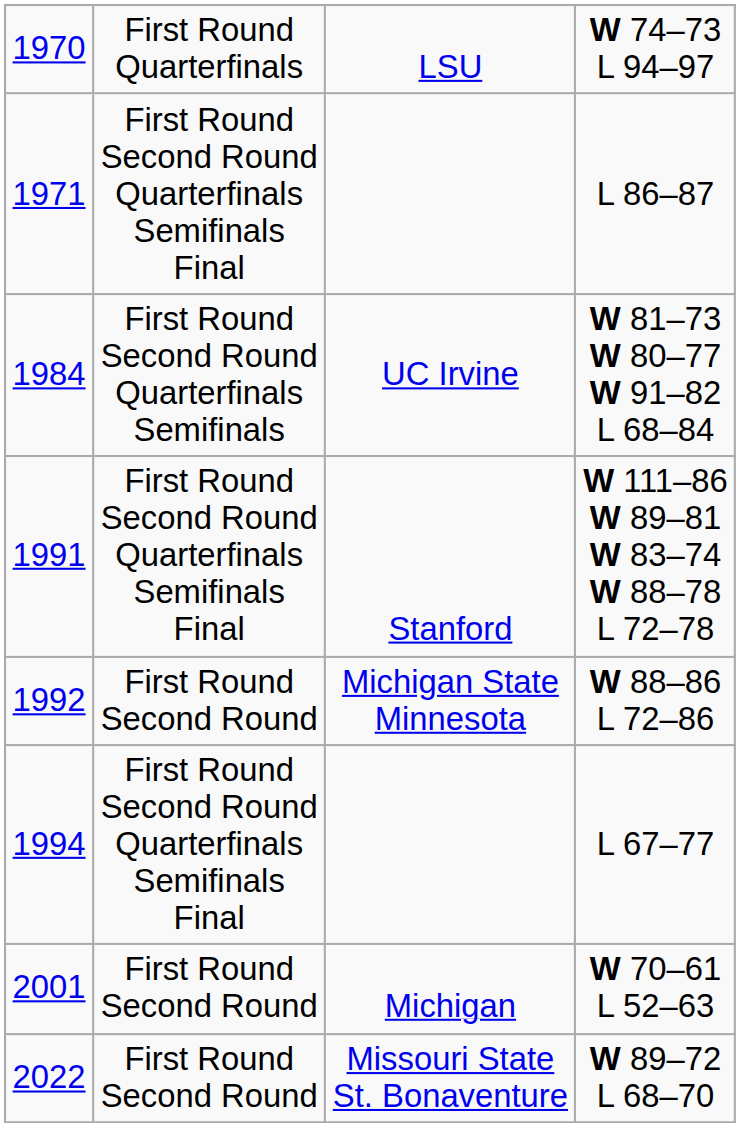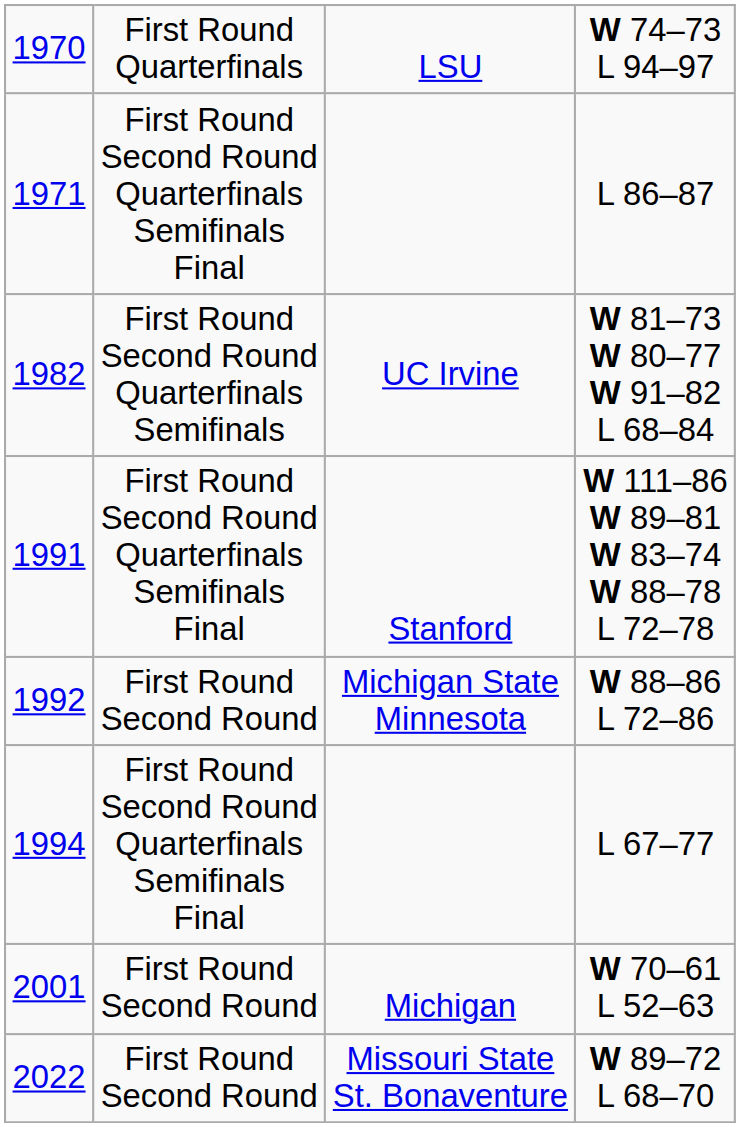(49, 374) 1984 -> (49, 374) 1982
